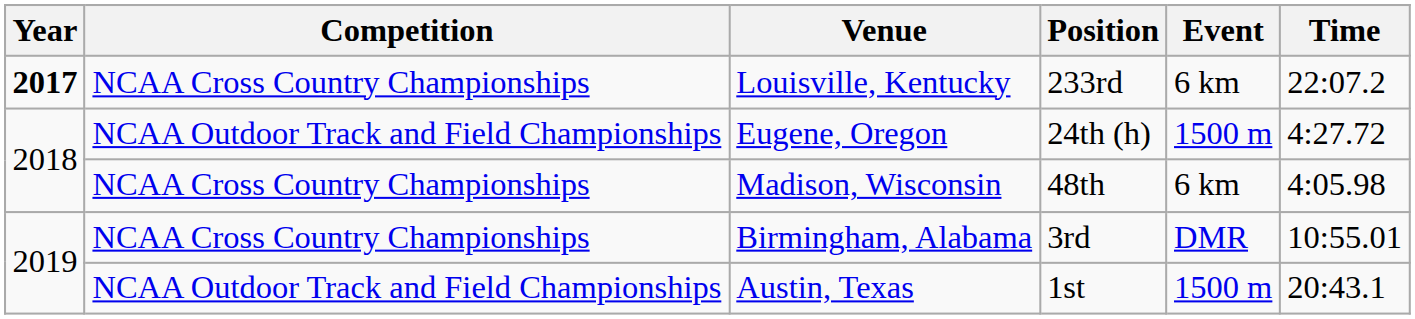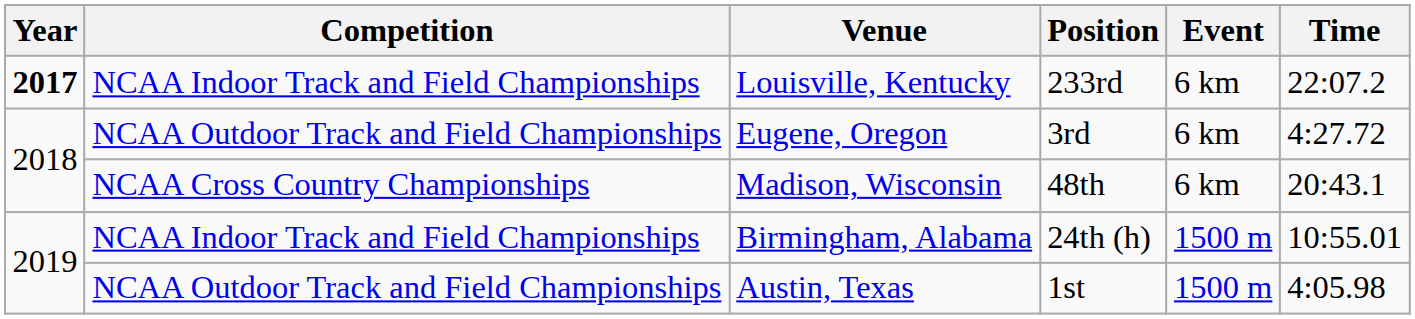(341, 81) NCAA Cross Country Championships -> (396, 81) NCAA Indoor Track and Field Championships
(1099, 133) 24th (h) -> (1069, 133) 3rd
(1223, 133) 1500 m -> (1207, 133) 6 km
(1337, 184) 4:05.98 -> (1337, 184) 20:43.1
(341, 236) NCAA Cross Country Championships -> (396, 236) NCAA Indoor Track and Field Championships
(1069, 236) 3rd -> (1099, 236) 24th (h)
(1211, 236) DMR -> (1223, 236) 1500 m
(1337, 287) 20:43.1 -> (1337, 287) 4:05.98
